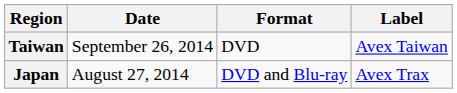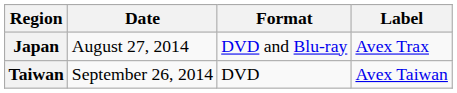rows swapped: (36, 74) <-> (36, 46)
